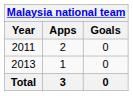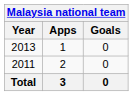rows swapped: (23, 47) <-> (23, 64)
